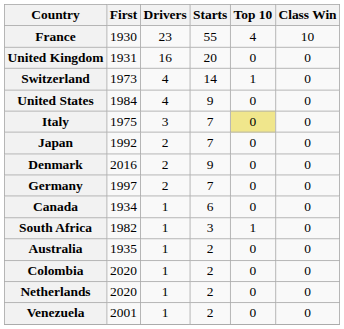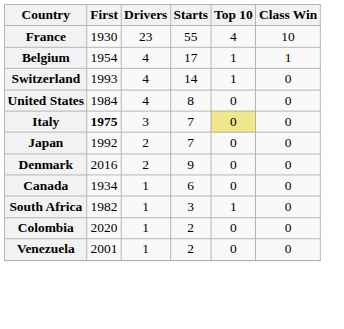- row: (56, 57)
+ row: (46, 57)
(123, 79) 1973 -> (104, 79) 1993
(210, 100) 9 -> (191, 100) 8
(123, 121) normal -> (104, 121) bold
- row: (56, 185)
- row: (56, 249)
- row: (56, 292)
